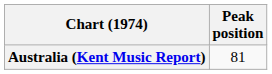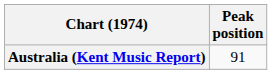(238, 57) 81 -> (238, 57) 91
